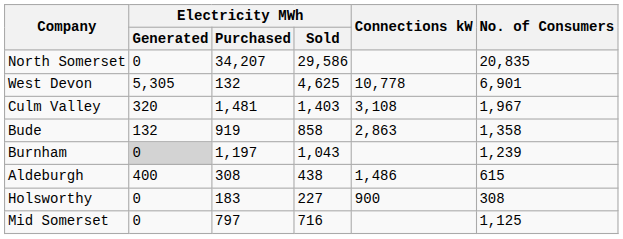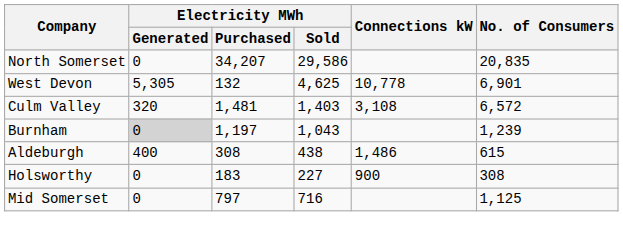(501, 108) 1,967 -> (501, 108) 6,572
- row: (25, 130)
